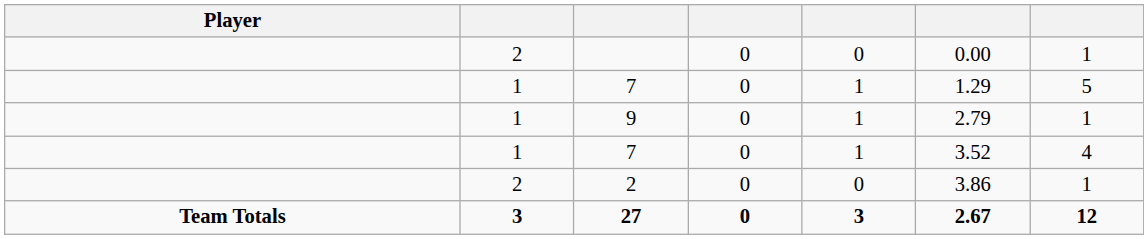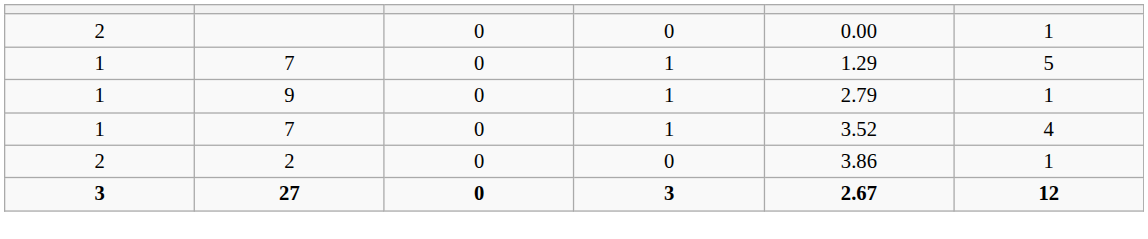- column: (232, 20)
